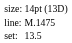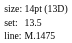rows swapped: (11, 36) <-> (13, 22)
